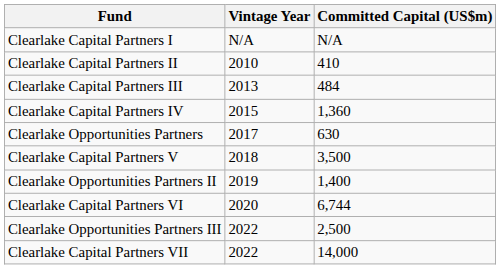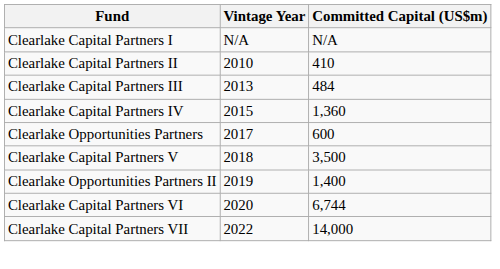(328, 134) 630 -> (323, 134) 600
- row: (115, 228)
